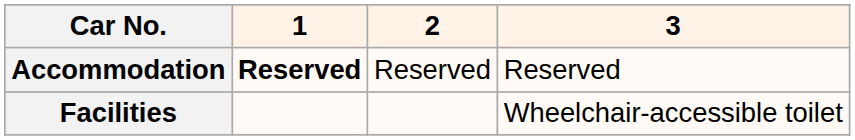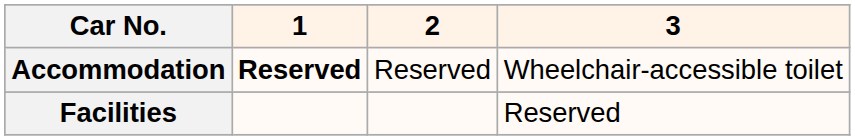(562, 69) Reserved -> (673, 69) Wheelchair-accessible toilet
(673, 112) Wheelchair-accessible toilet -> (562, 112) Reserved
